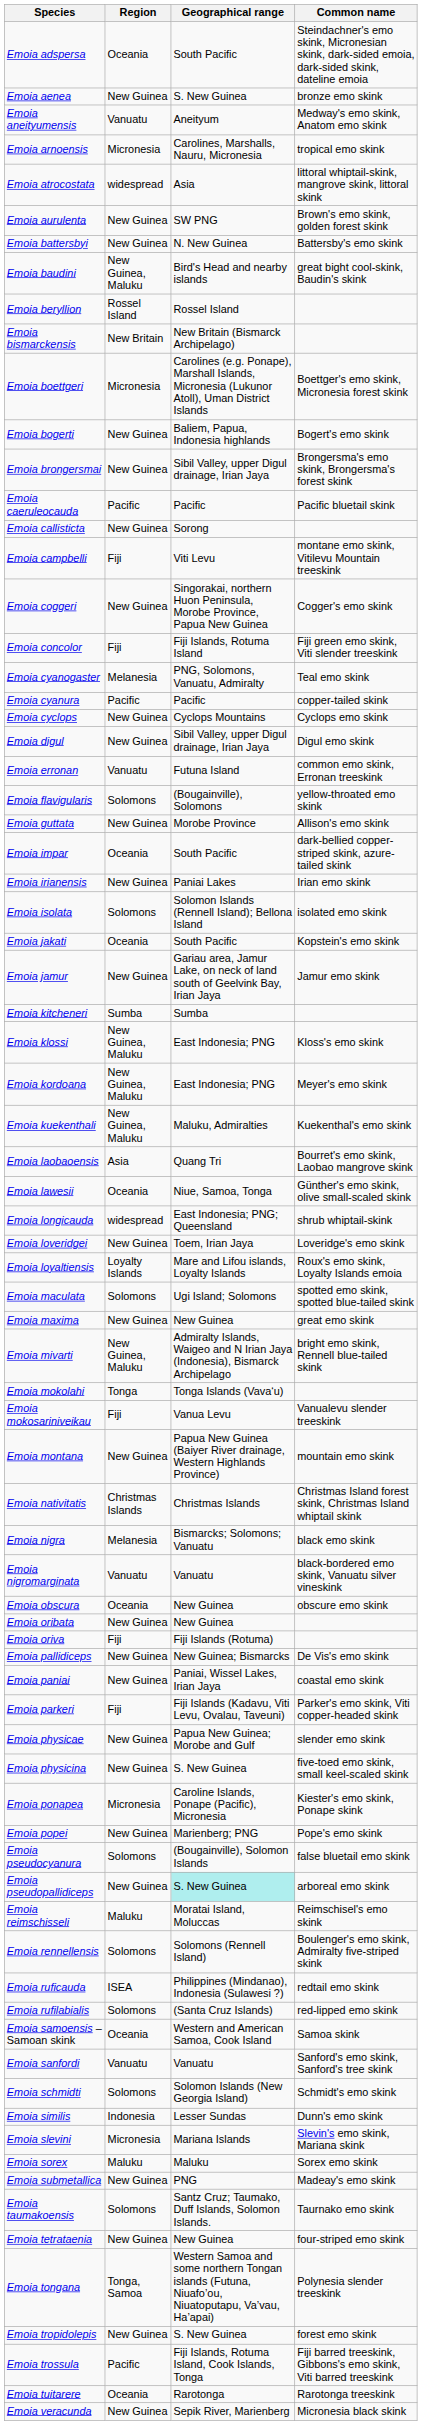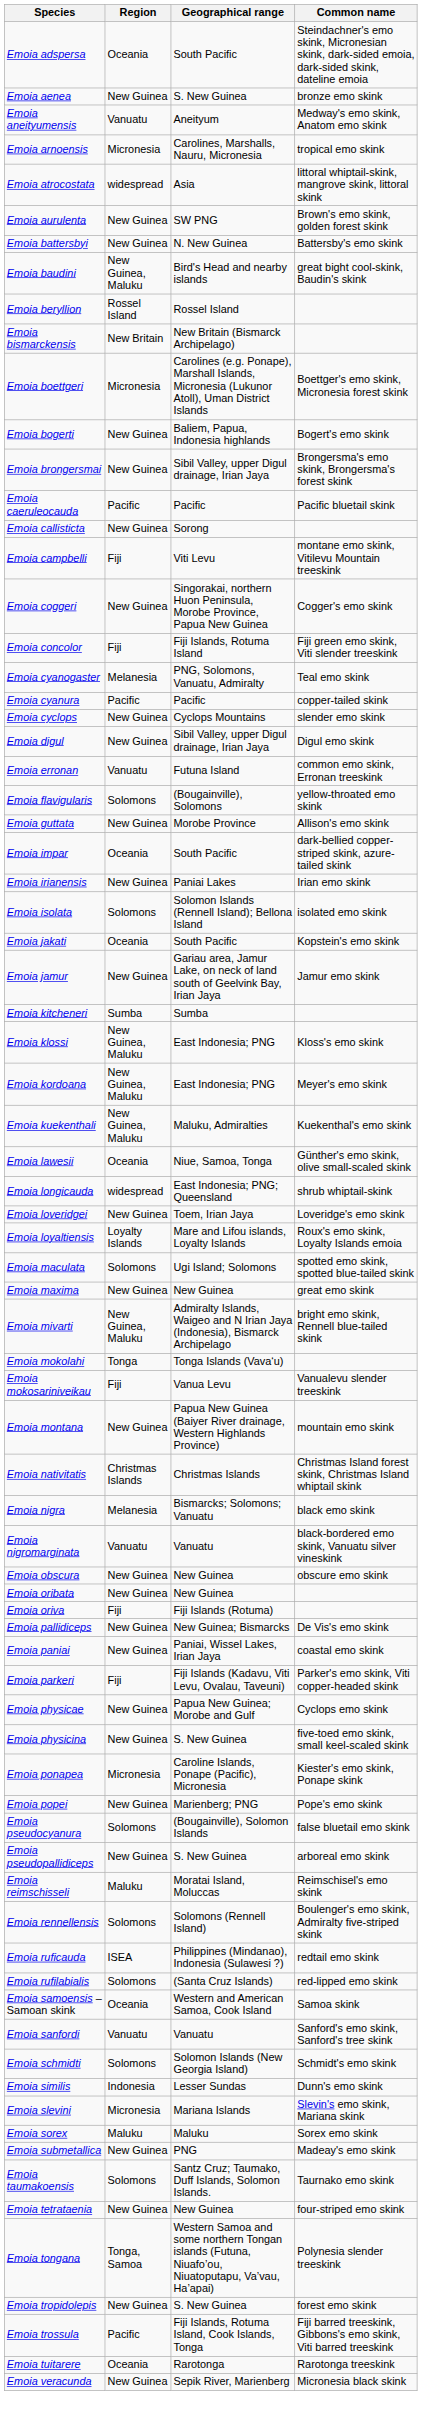(343, 718) Cyclops emo skink -> (341, 718) slender emo skink
- row: (53, 1161)
(128, 1605) Oceania -> (138, 1575) New Guinea
(341, 1739) slender emo skink -> (343, 1709) Cyclops emo skink
(210, 1886) paleturquoise background -> (210, 1857) no background
